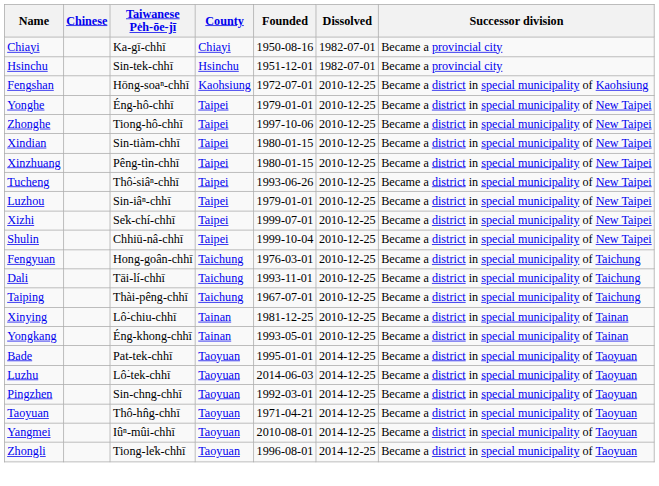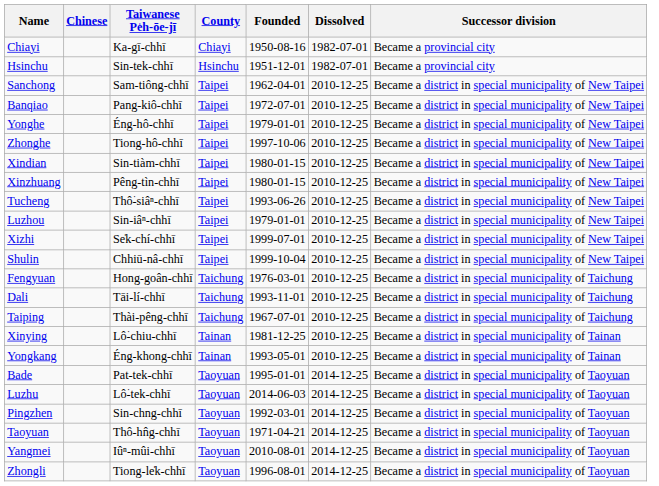- row: (30, 85)
+ row: (31, 85)
+ row: (27, 104)
